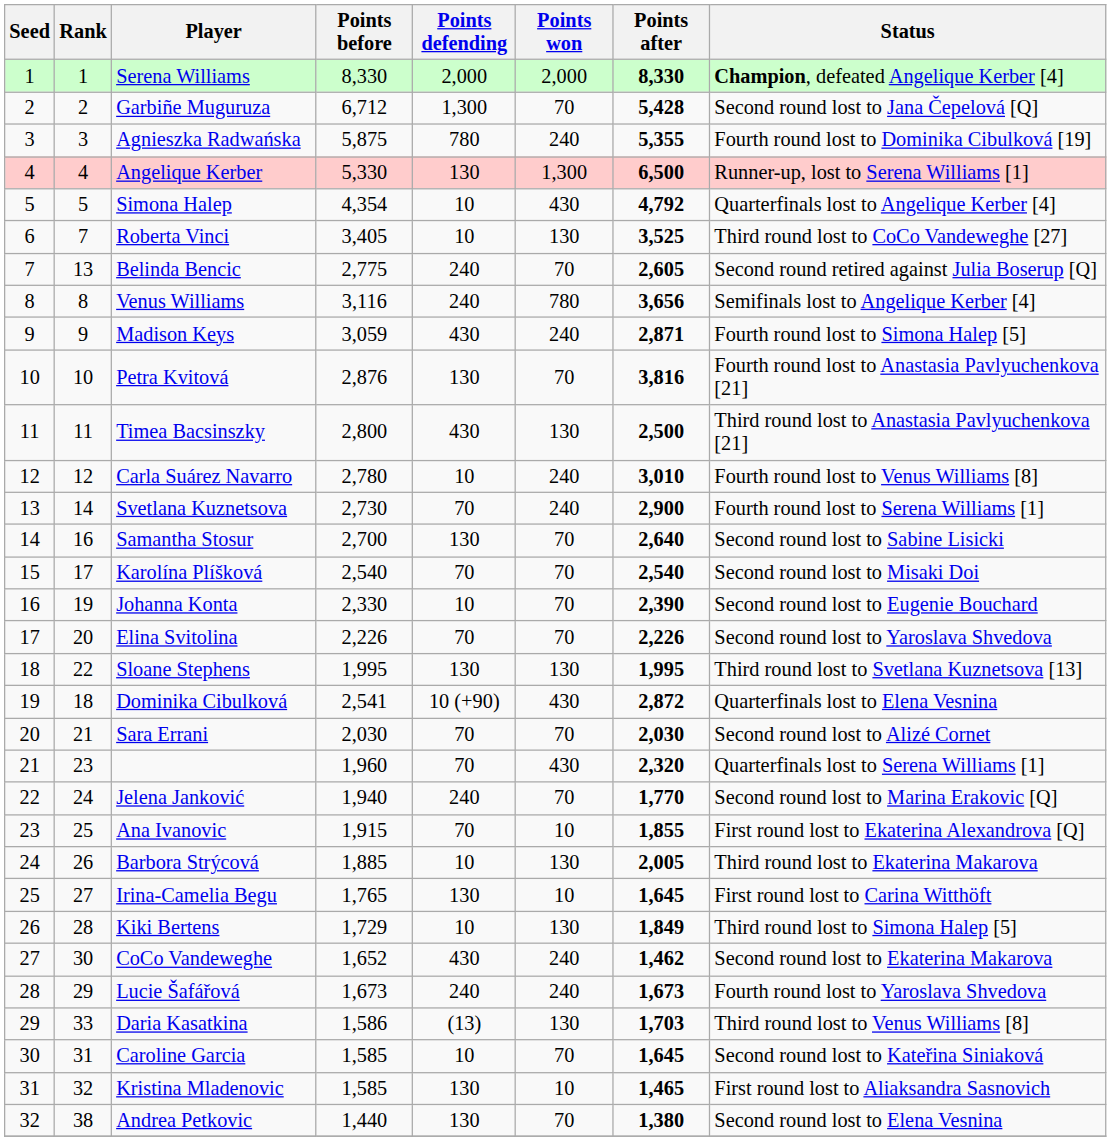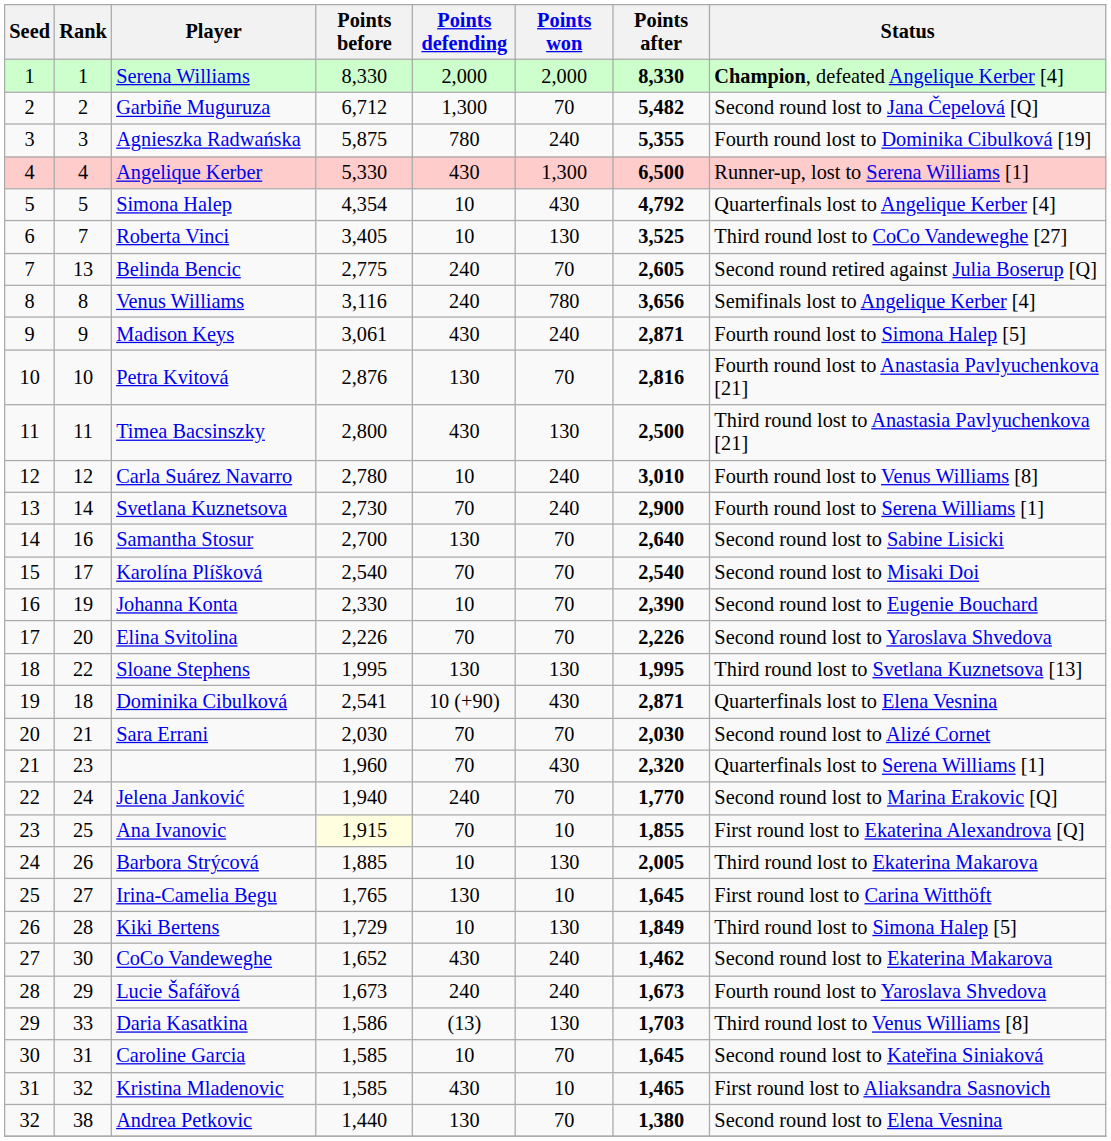(661, 107) 5,428 -> (661, 107) 5,482
(464, 172) 130 -> (464, 172) 430
(364, 333) 3,059 -> (364, 333) 3,061
(661, 377) 3,816 -> (661, 377) 2,816
(661, 701) 2,872 -> (661, 701) 2,871
(364, 830) no background -> (364, 830) lightyellow background
(464, 1088) 130 -> (464, 1088) 430
